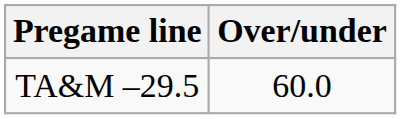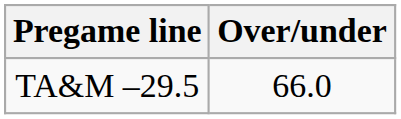(302, 85) 60.0 -> (302, 85) 66.0
